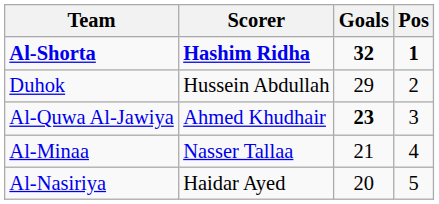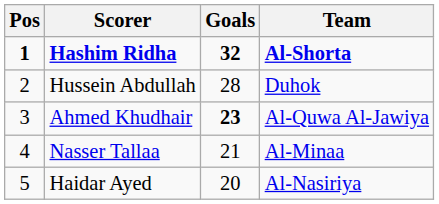columns swapped: (414, 20) <-> (92, 20)
(364, 85) 29 -> (230, 85) 28
